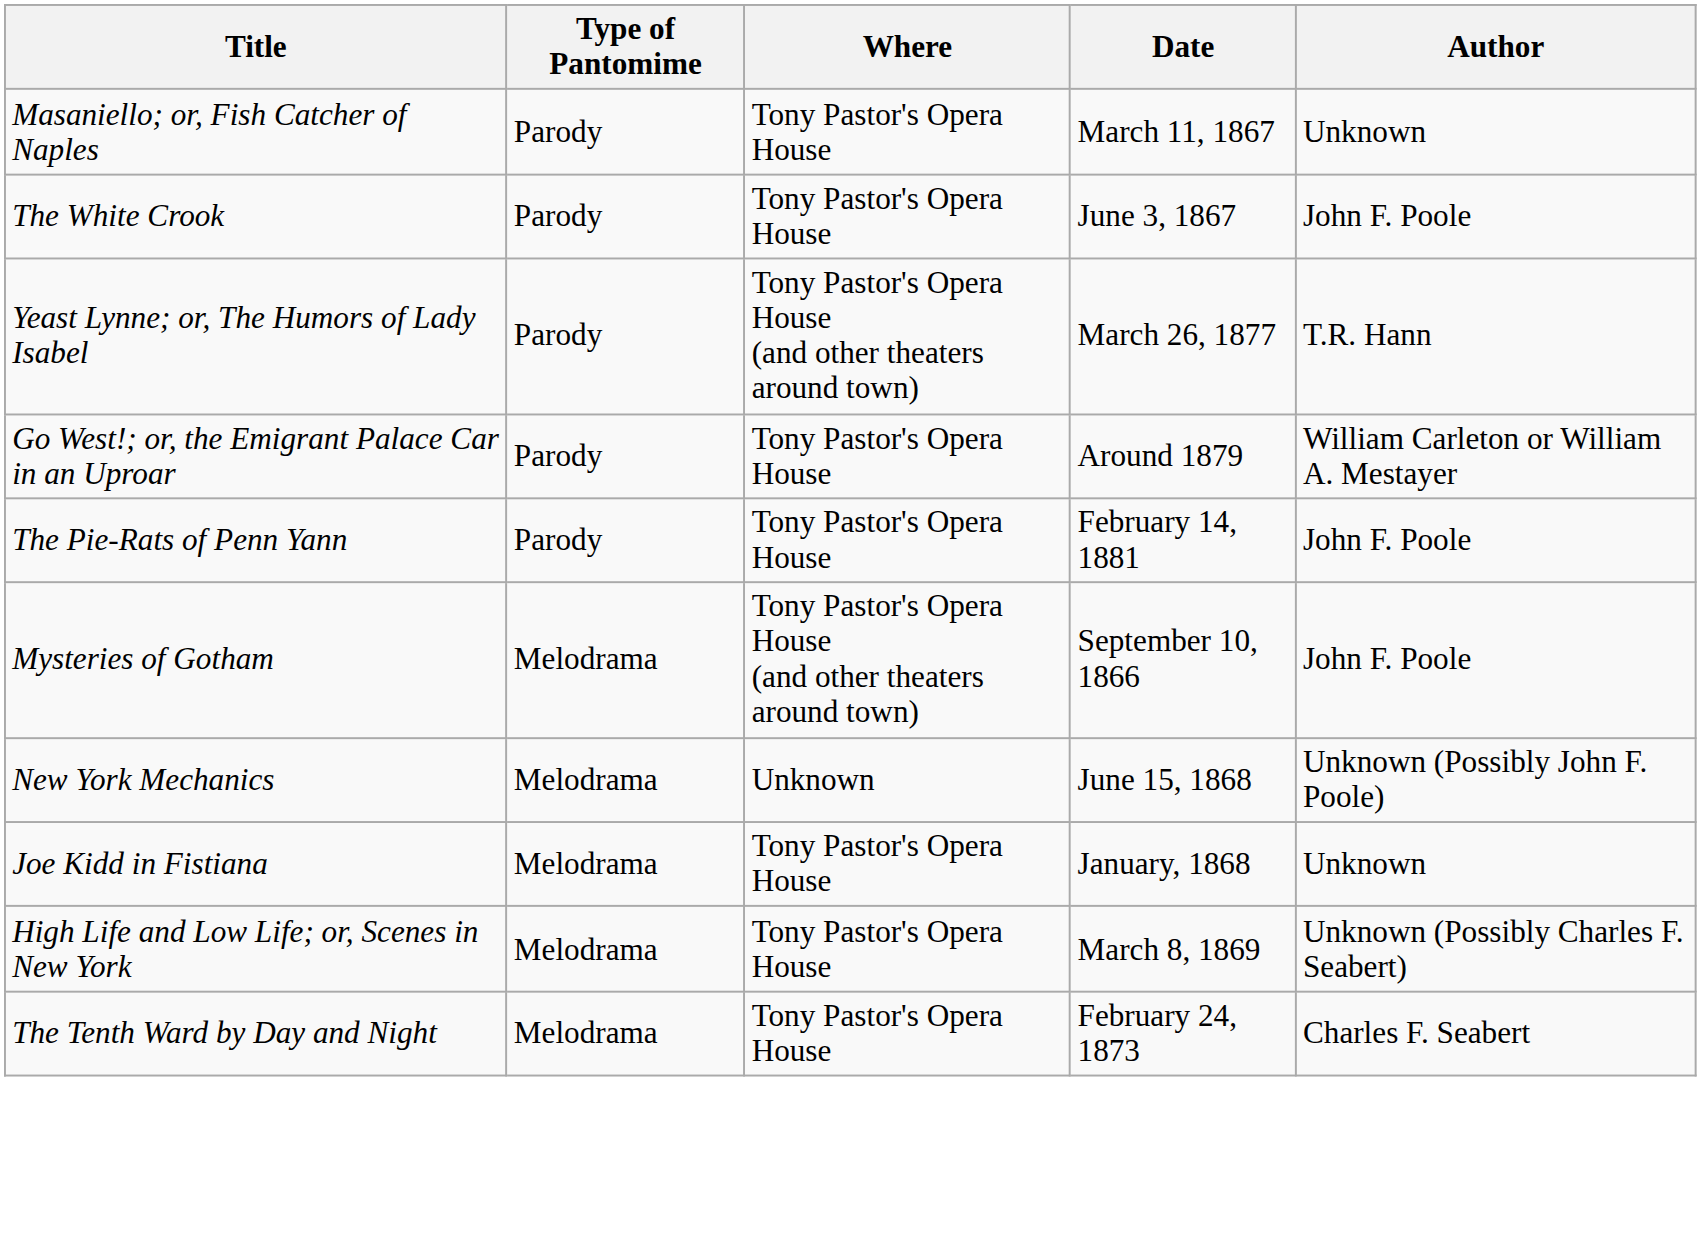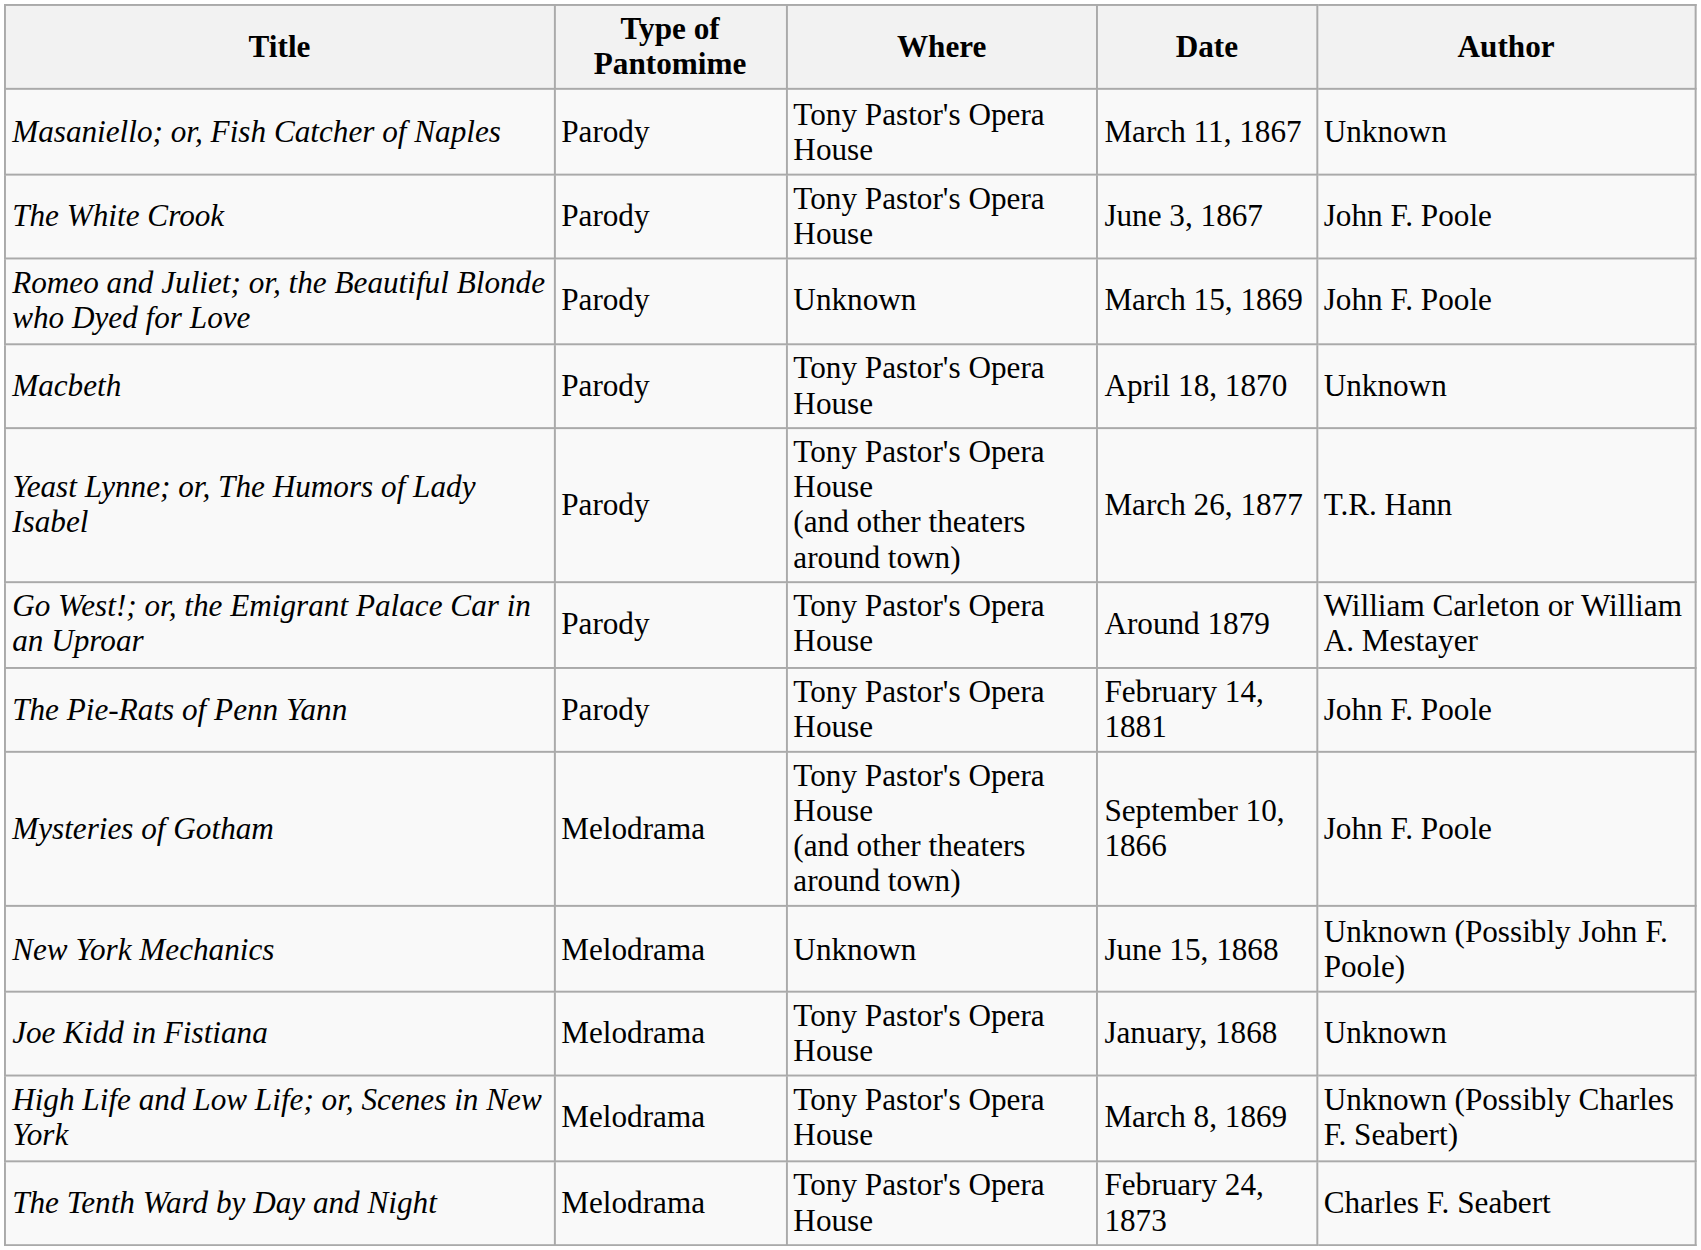+ row: (279, 300)
+ row: (67, 385)
